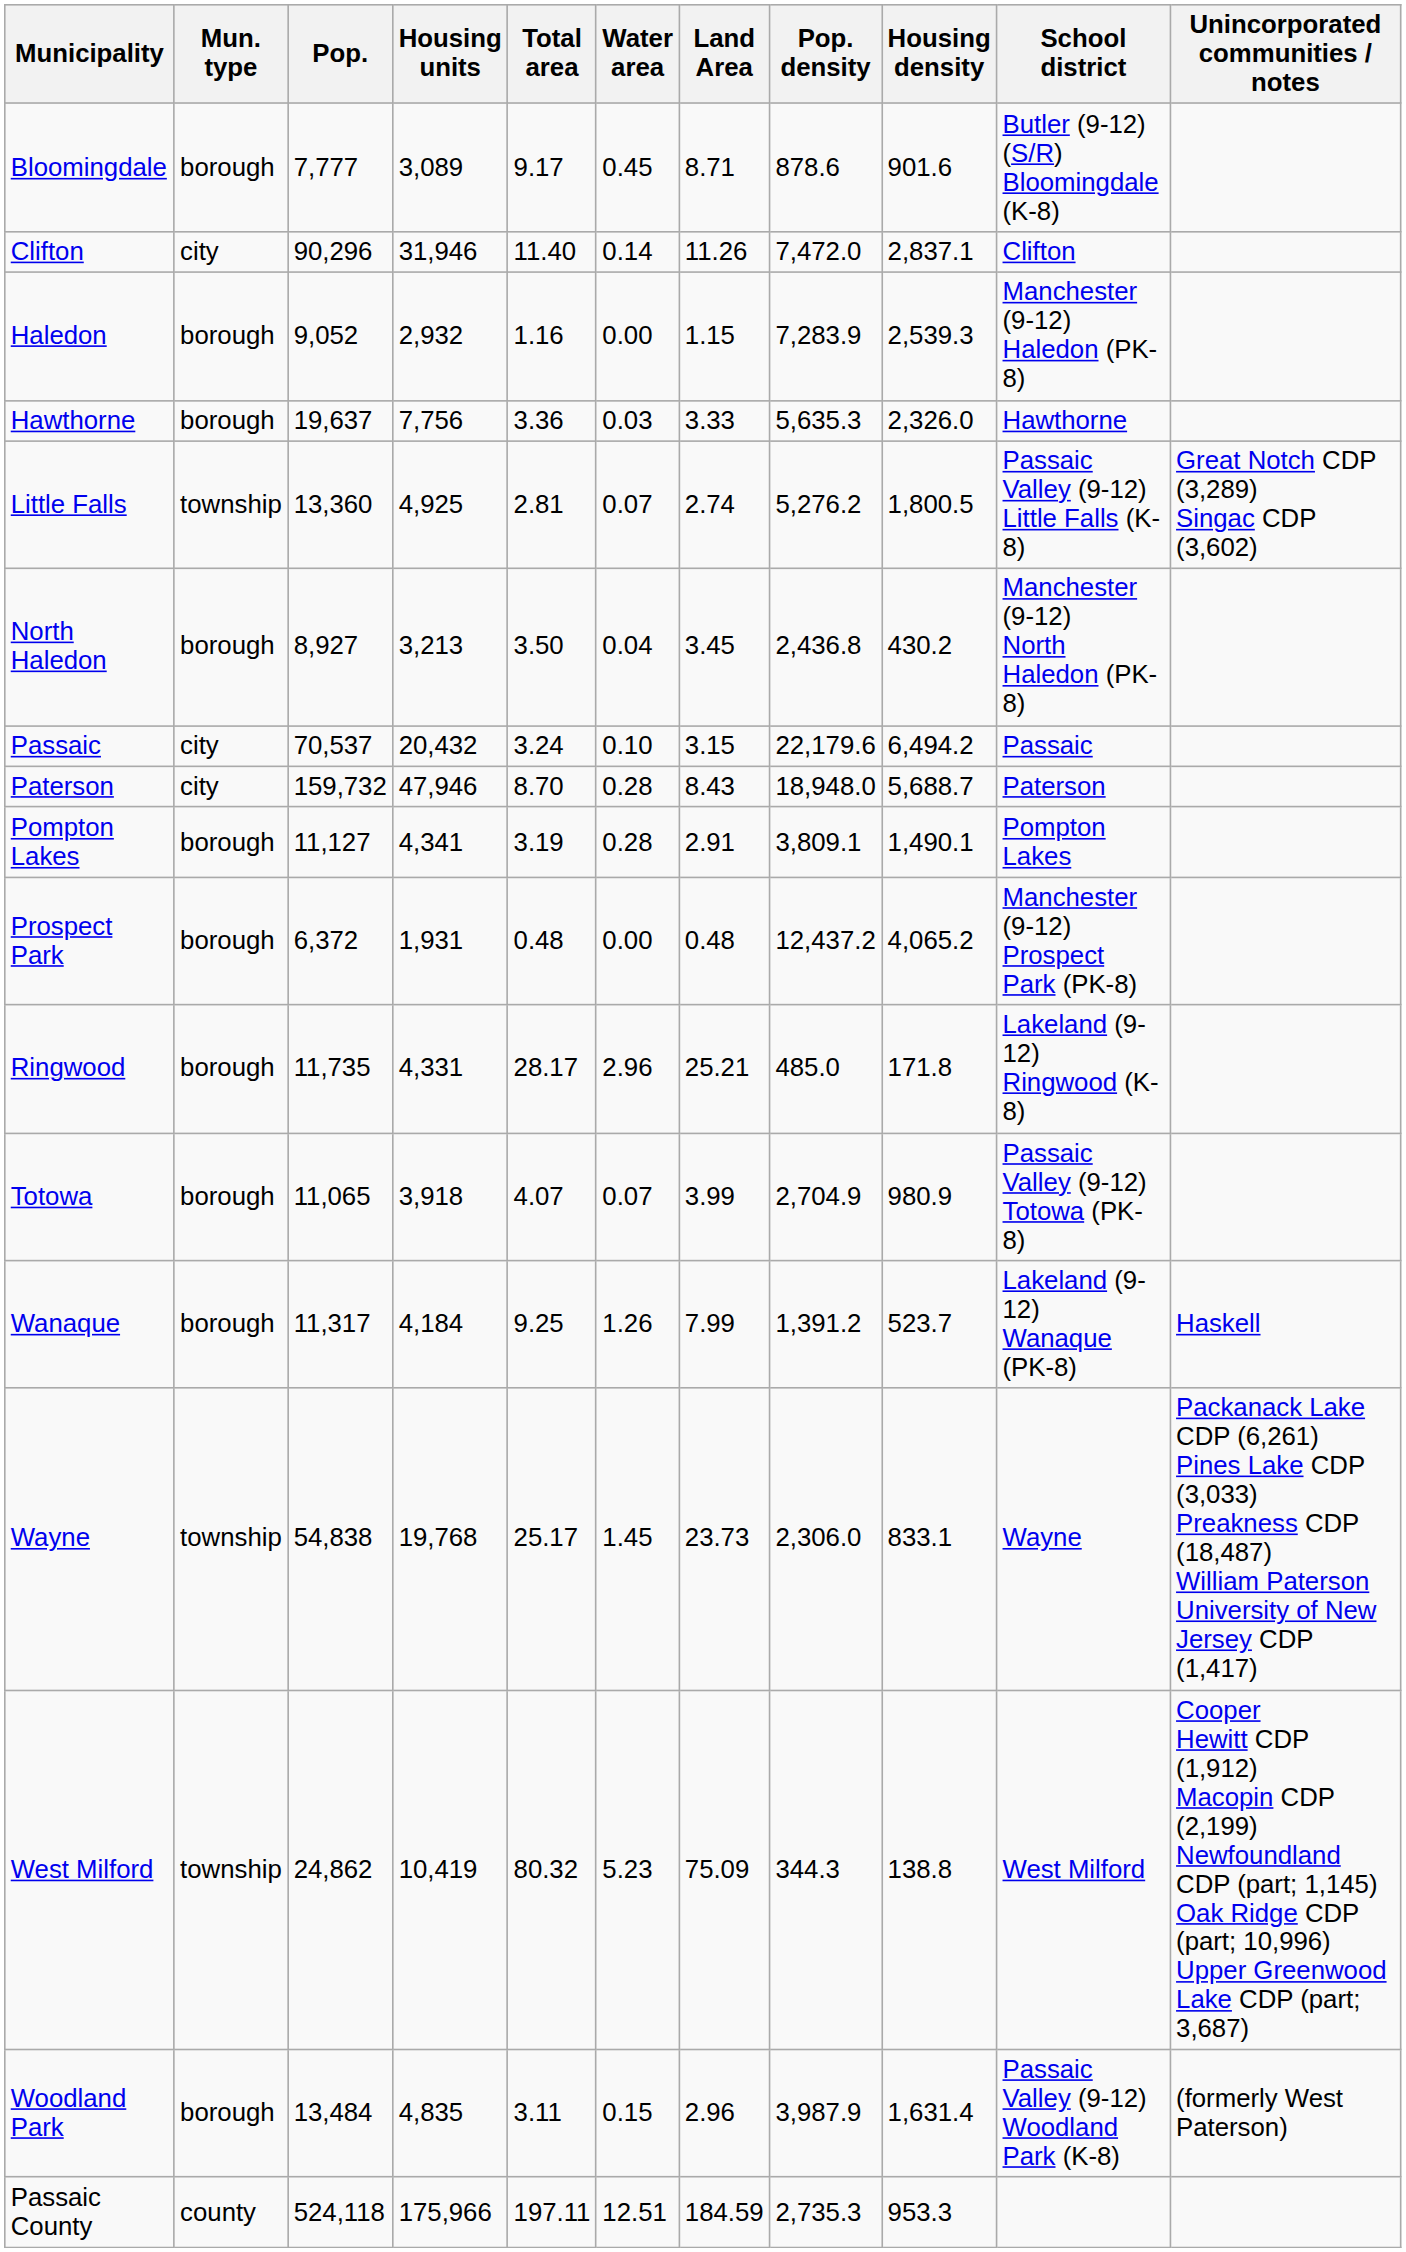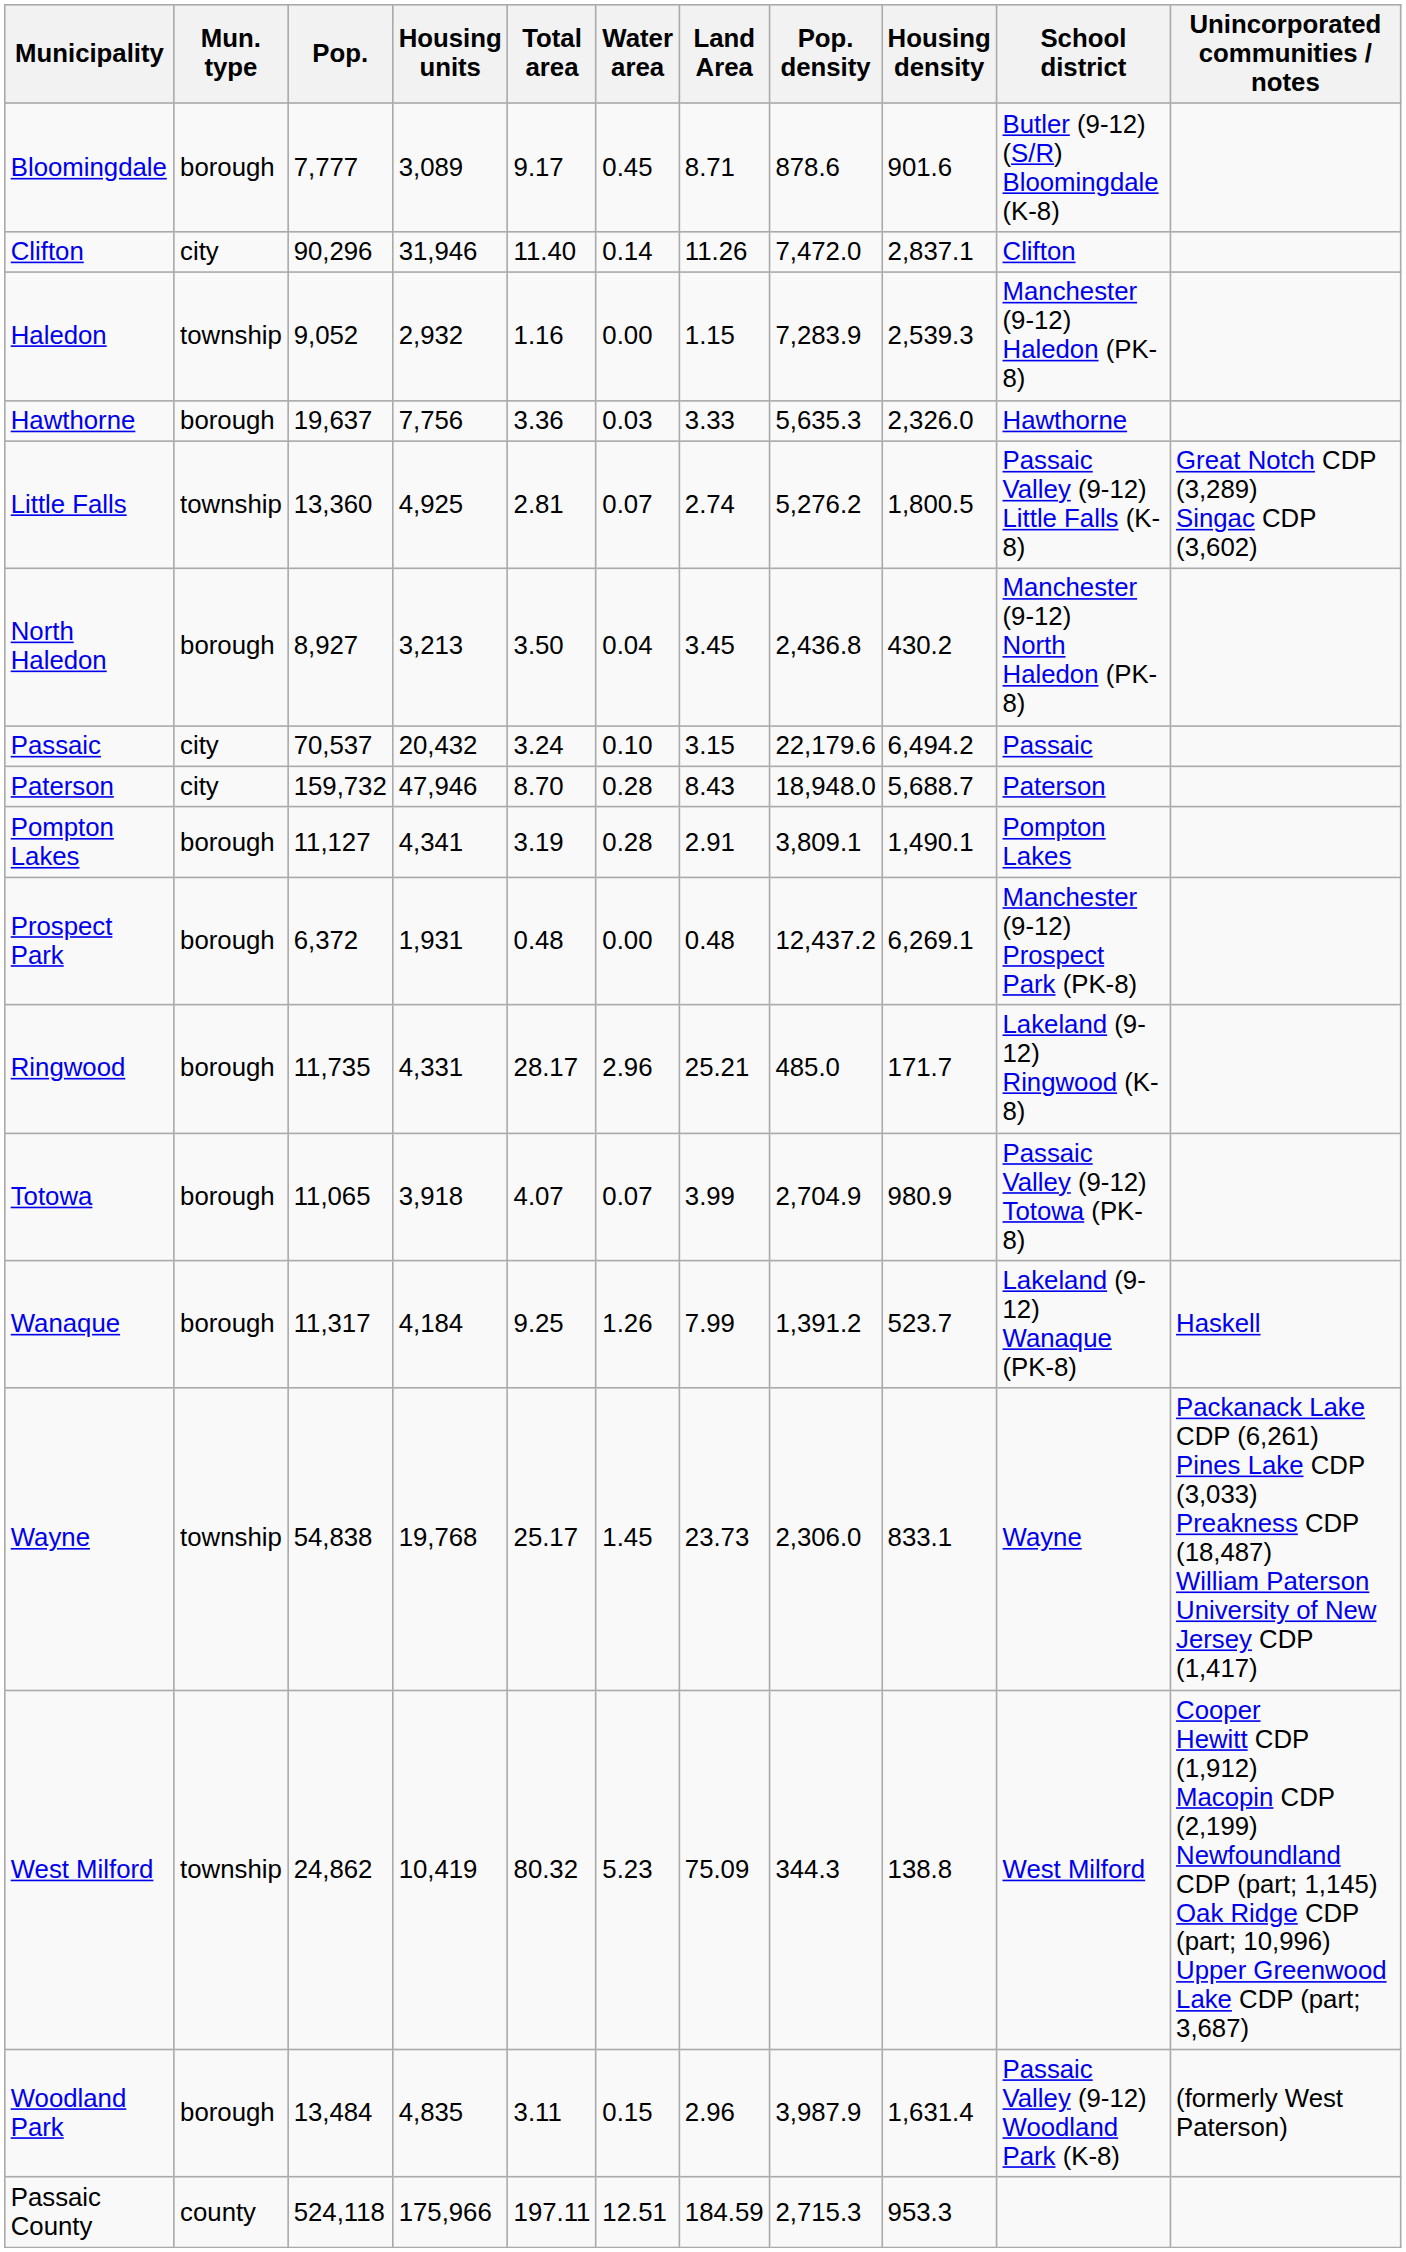(227, 335) borough -> (231, 335) township
(931, 940) 4,065.2 -> (931, 940) 6,269.1
(920, 1068) 171.8 -> (920, 1068) 171.7
(818, 2211) 2,735.3 -> (818, 2211) 2,715.3
